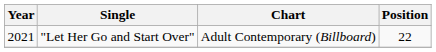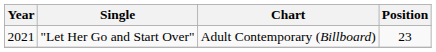(405, 36) 22 -> (405, 36) 23
